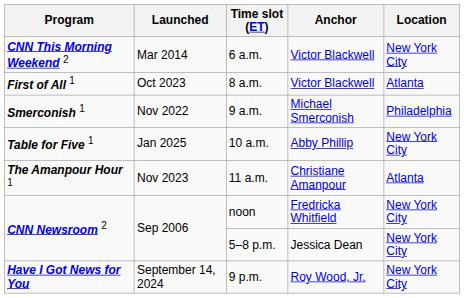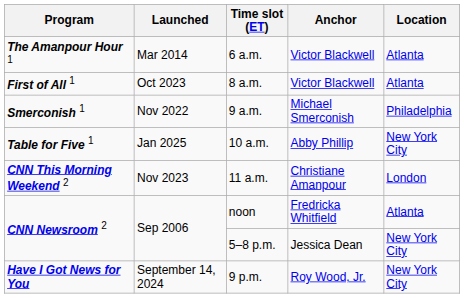(59, 54) CNN This Morning Weekend 2 -> (65, 52) The Amanpour Hour 1
(412, 54) New York City -> (405, 54) Atlanta
(65, 175) The Amanpour Hour 1 -> (59, 178) CNN This Morning Weekend 2
(405, 178) Atlanta -> (406, 178) London
(412, 212) New York City -> (405, 212) Atlanta
